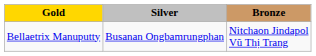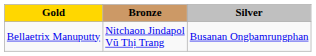columns swapped: (165, 13) <-> (269, 13)
